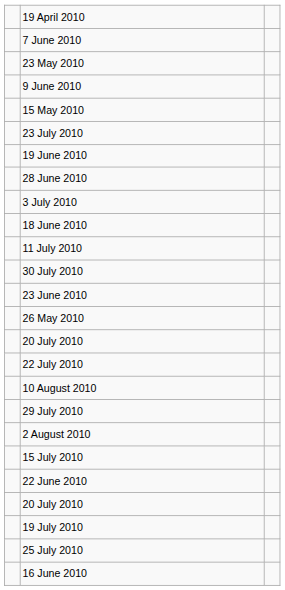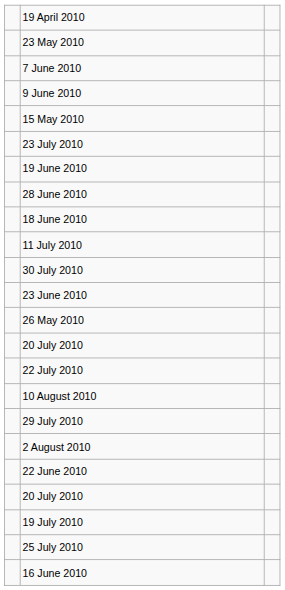rows swapped: (12, 63) <-> (12, 40)
- row: (12, 202)
- row: (12, 457)
